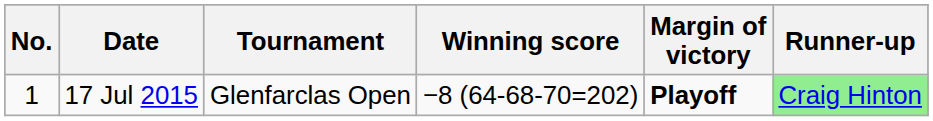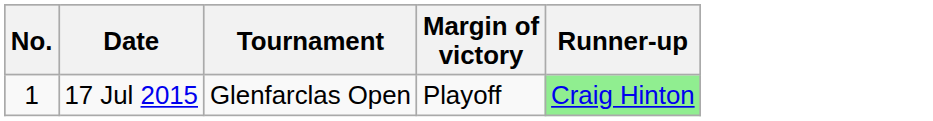- column: (531, 40)
(693, 95) bold -> (462, 95) normal
